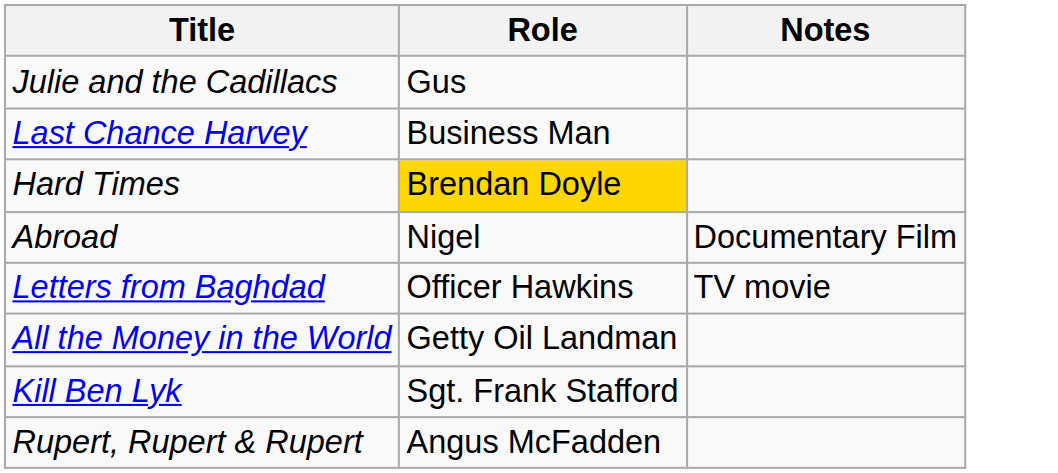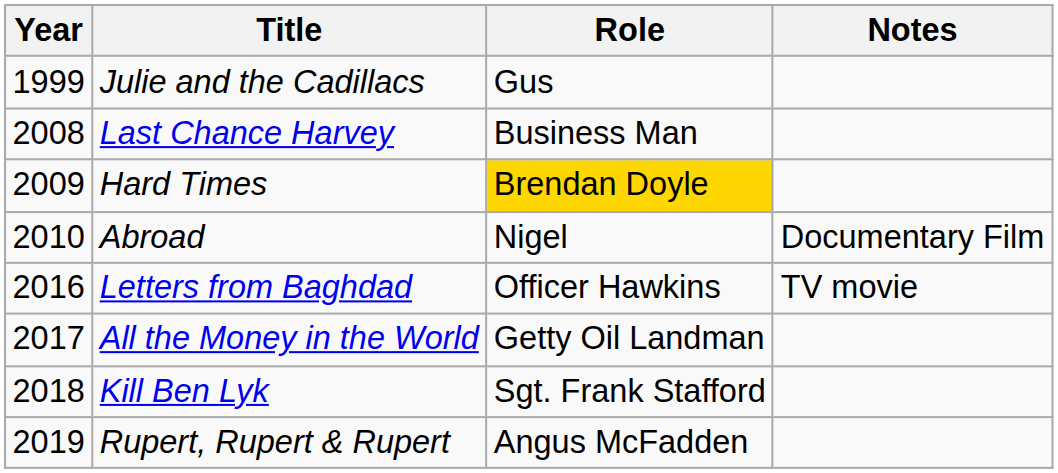+ column: (49, 30)
